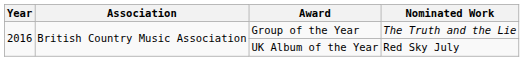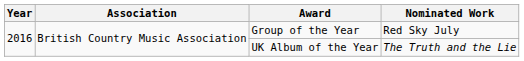(450, 30) The Truth and the Lie -> (421, 30) Red Sky July
(421, 47) Red Sky July -> (450, 47) The Truth and the Lie
